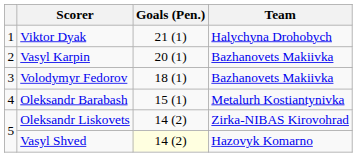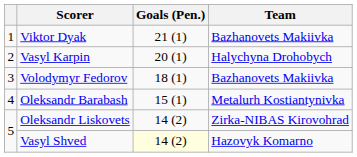(272, 36) Halychyna Drohobych -> (272, 36) Bazhanovets Makiivka
(272, 57) Bazhanovets Makiivka -> (272, 57) Halychyna Drohobych
